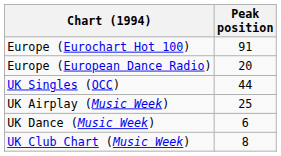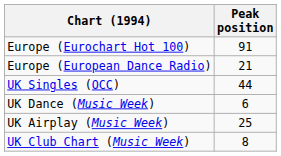(245, 66) 20 -> (245, 66) 21
rows swapped: (88, 104) <-> (81, 123)
